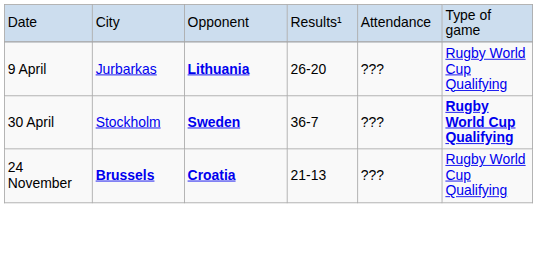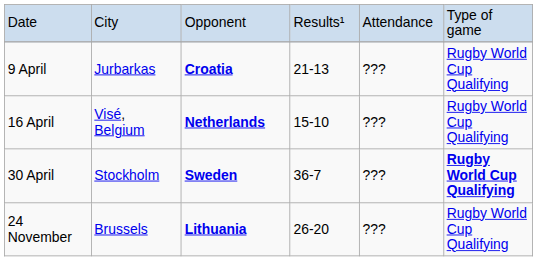(219, 68) Lithuania -> (209, 68) Croatia
(308, 68) 26-20 -> (311, 68) 21-13
+ row: (31, 122)
(125, 175) bold -> (121, 229) normal
(212, 175) Croatia -> (216, 229) Lithuania
(308, 175) 21-13 -> (311, 229) 26-20
